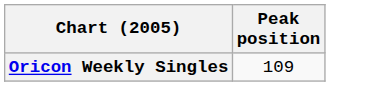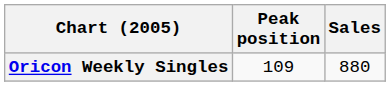+ column: (355, 29)
